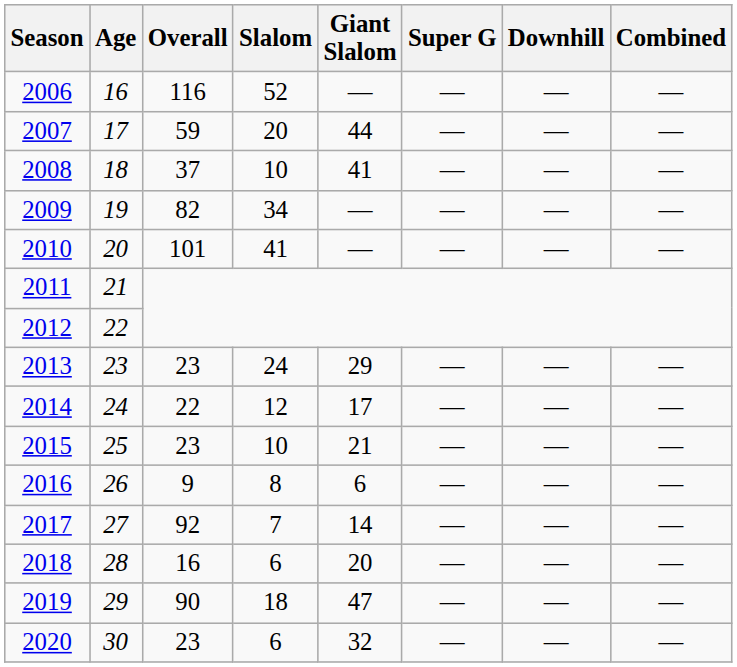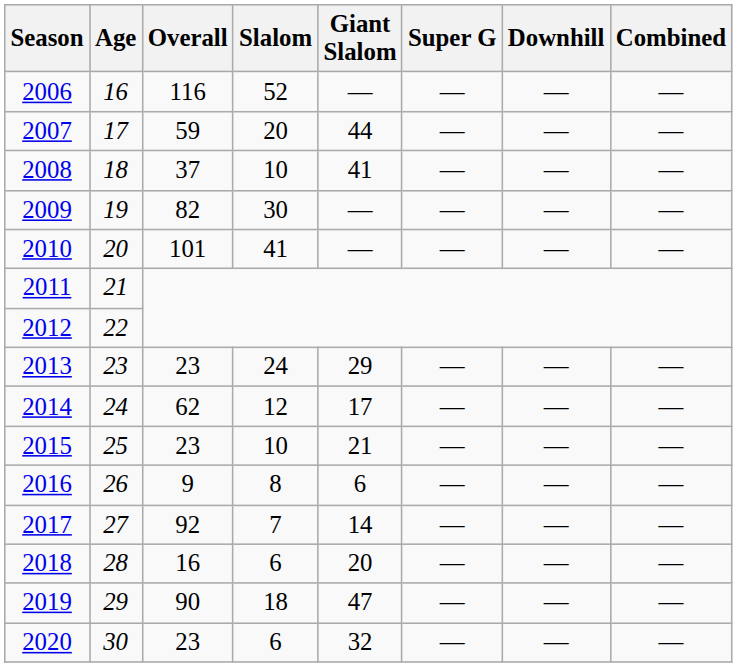(276, 209) 34 -> (276, 209) 30
(188, 406) 22 -> (188, 406) 62
